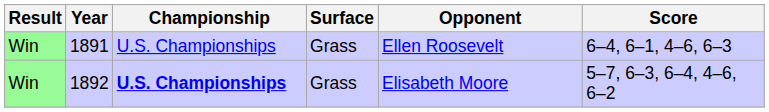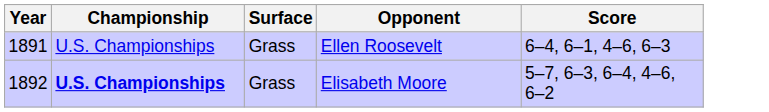- column: (35, 18)
